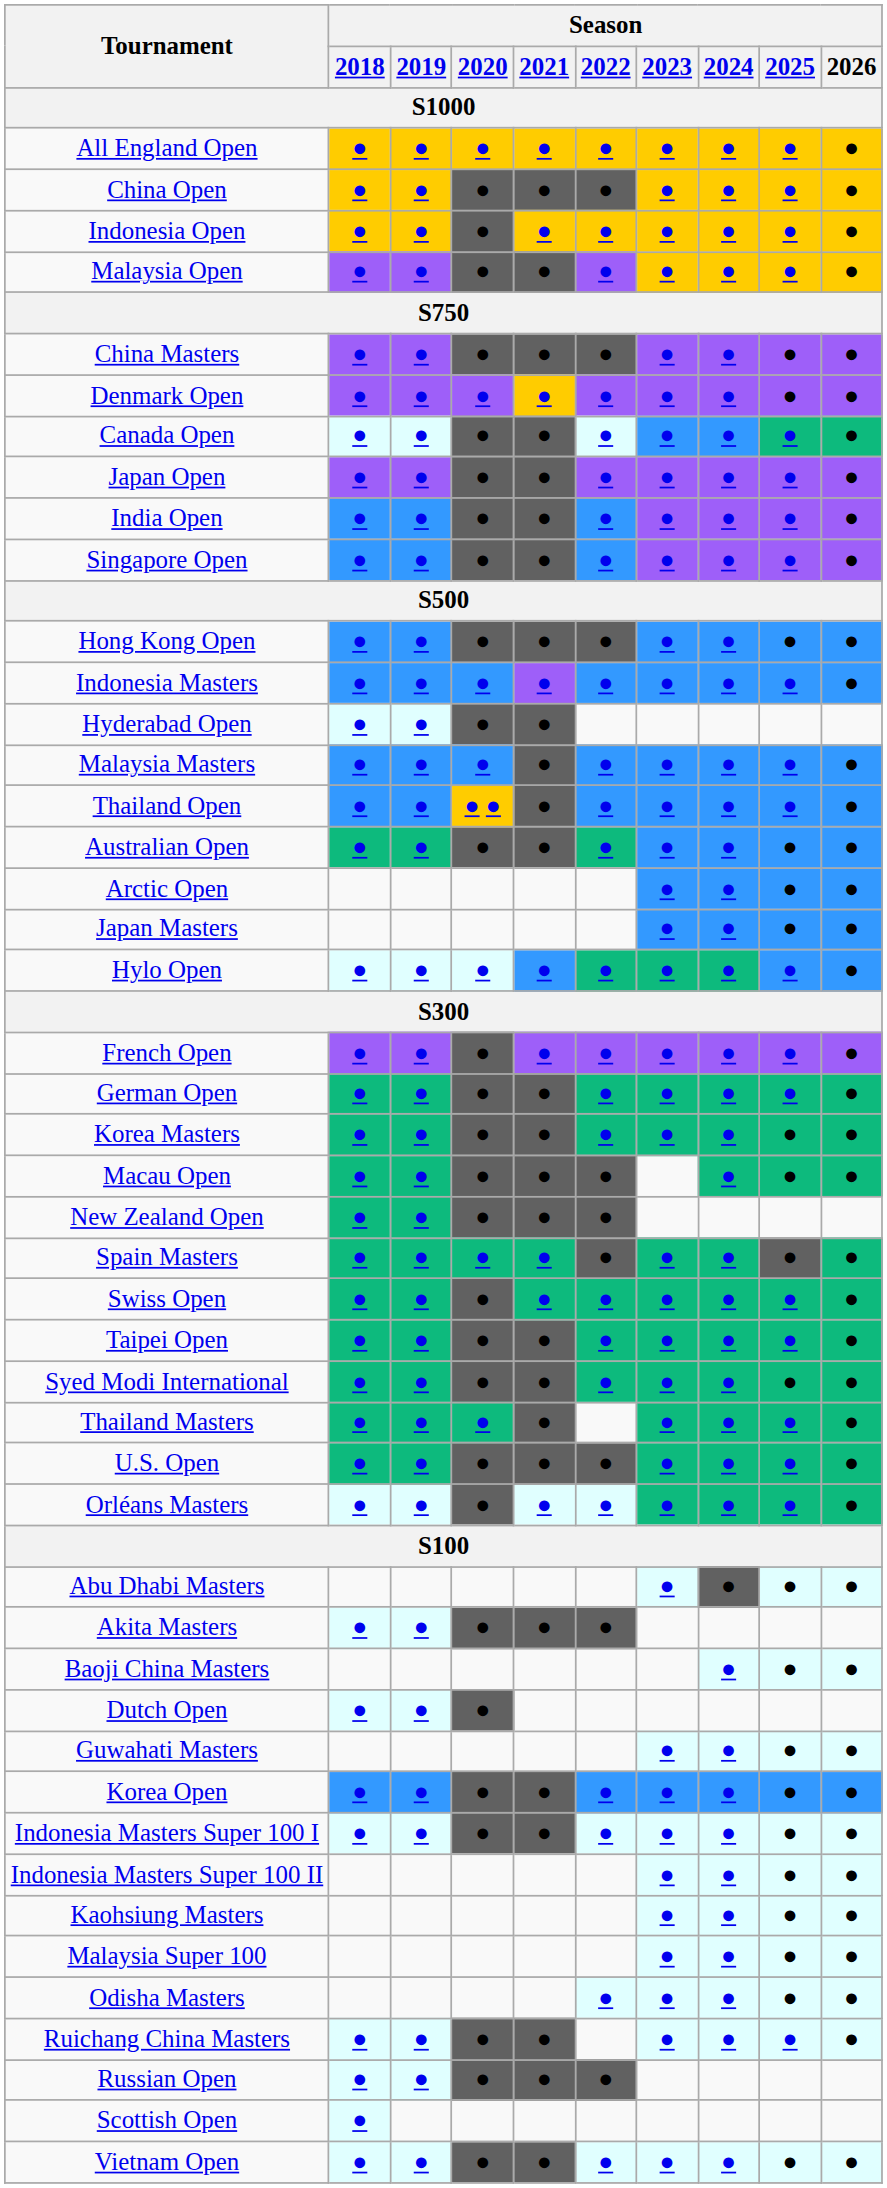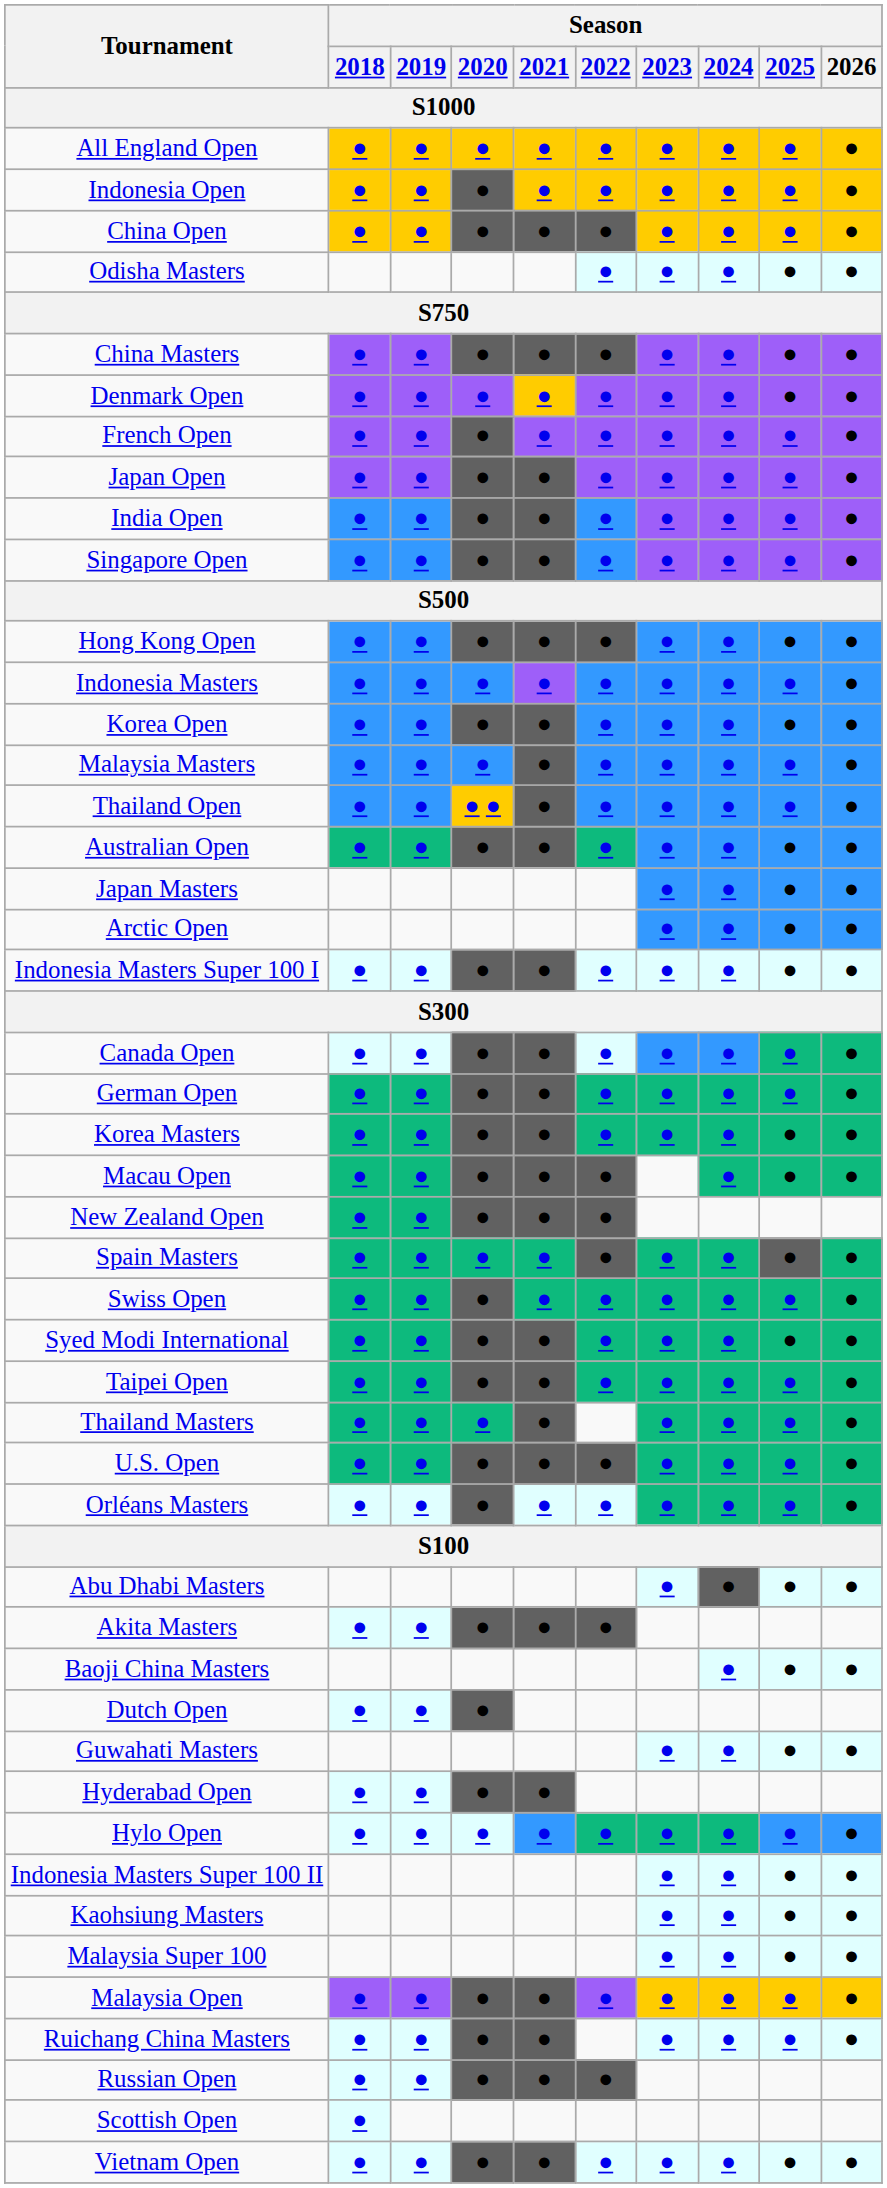rows swapped: (167, 189) <-> (167, 230)
rows swapped: (167, 271) <-> (167, 1997)
rows swapped: (167, 1052) <-> (167, 436)
rows swapped: (167, 1792) <-> (167, 723)
rows swapped: (167, 888) <-> (167, 929)
rows swapped: (167, 970) <-> (167, 1833)
rows swapped: (167, 1381) <-> (167, 1340)
